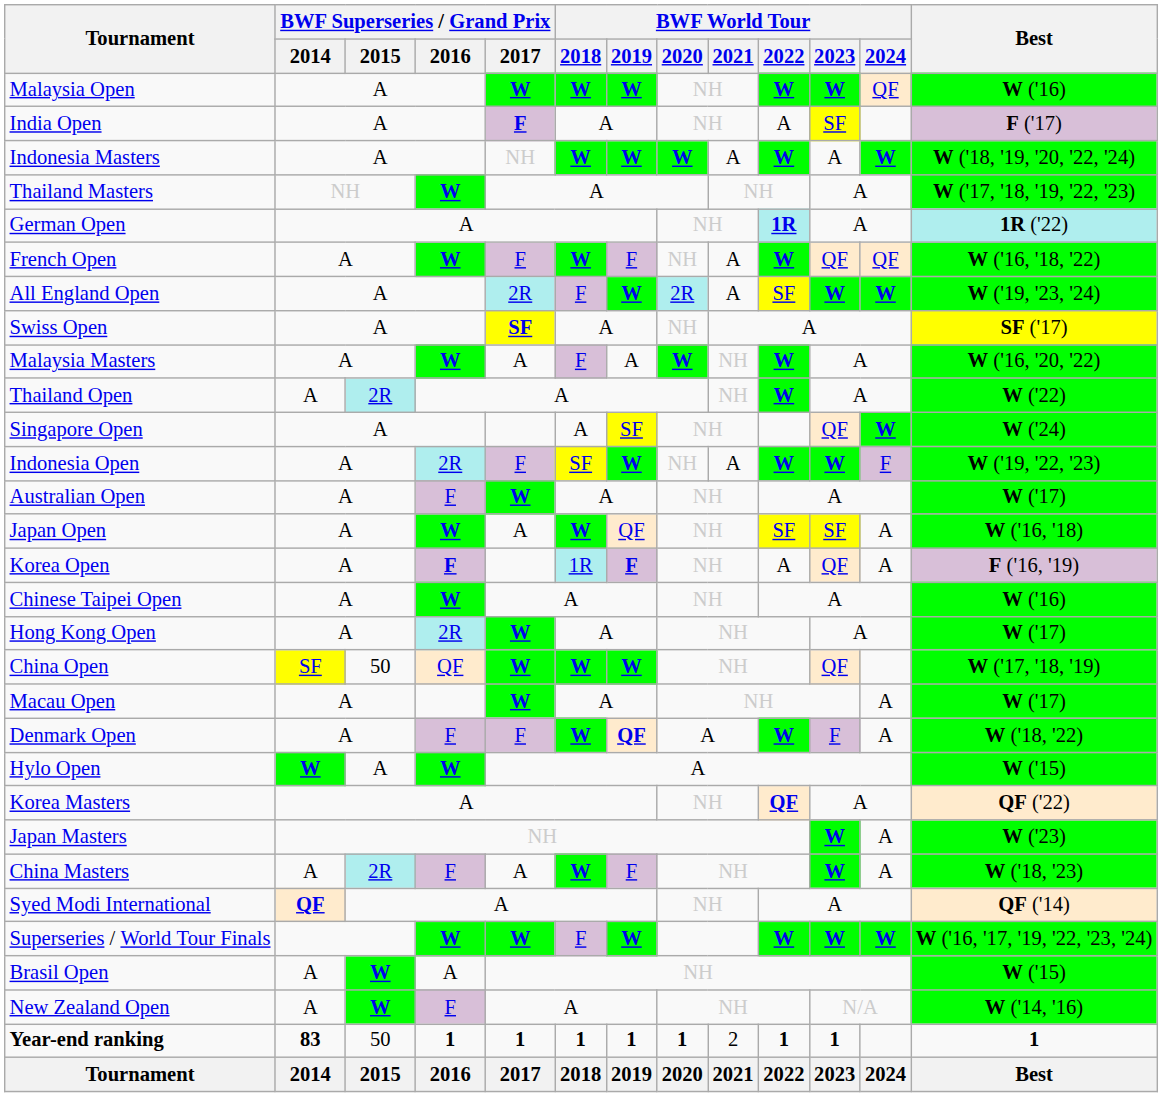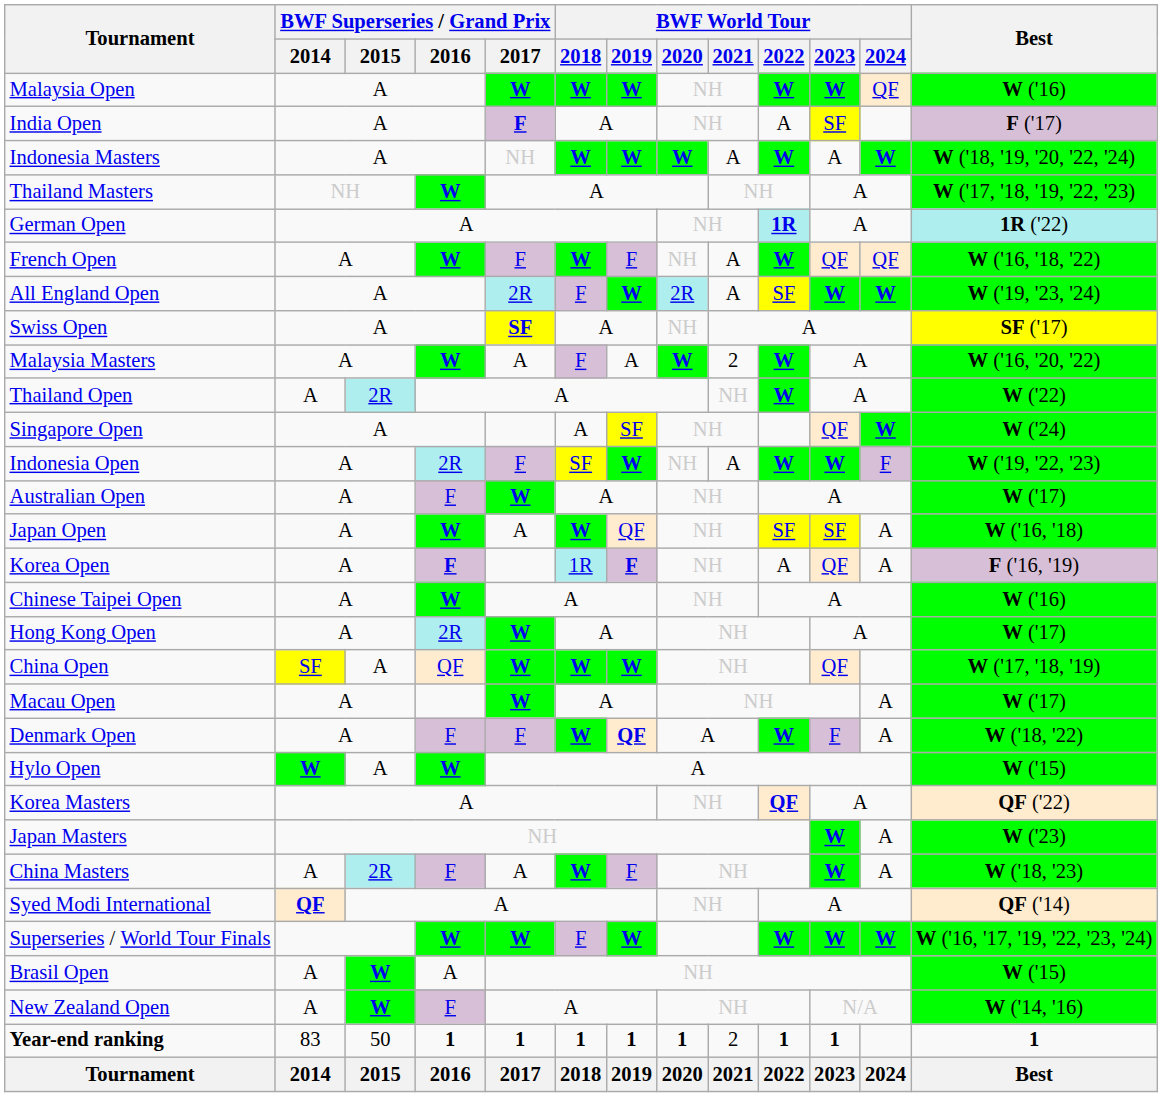(733, 361) NH -> (733, 361) 2
(380, 667) 50 -> (380, 667) A
(310, 1040) bold -> (310, 1040) normal
